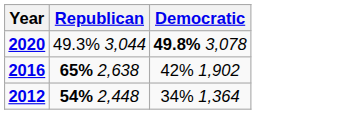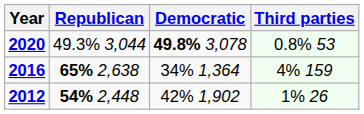+ column: (304, 18)
(200, 70) 42% 1,902 -> (200, 70) 34% 1,364
(200, 97) 34% 1,364 -> (200, 97) 42% 1,902
